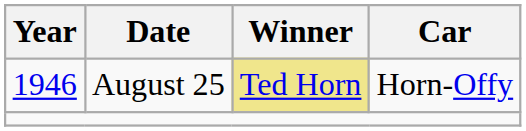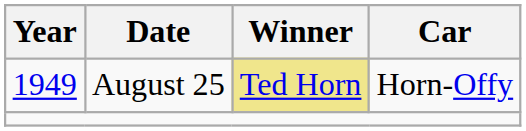(45, 84) 1946 -> (45, 84) 1949
